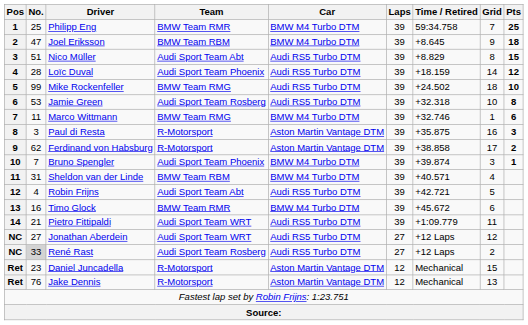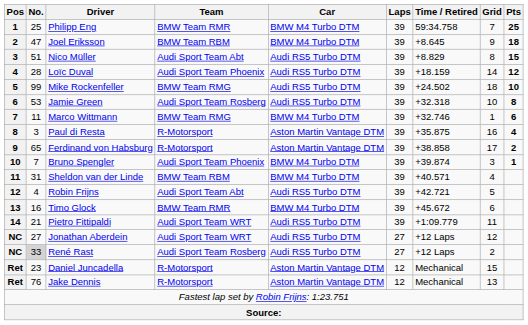(514, 132) 3 -> (514, 132) 4
(36, 147) 62 -> (36, 147) 65
